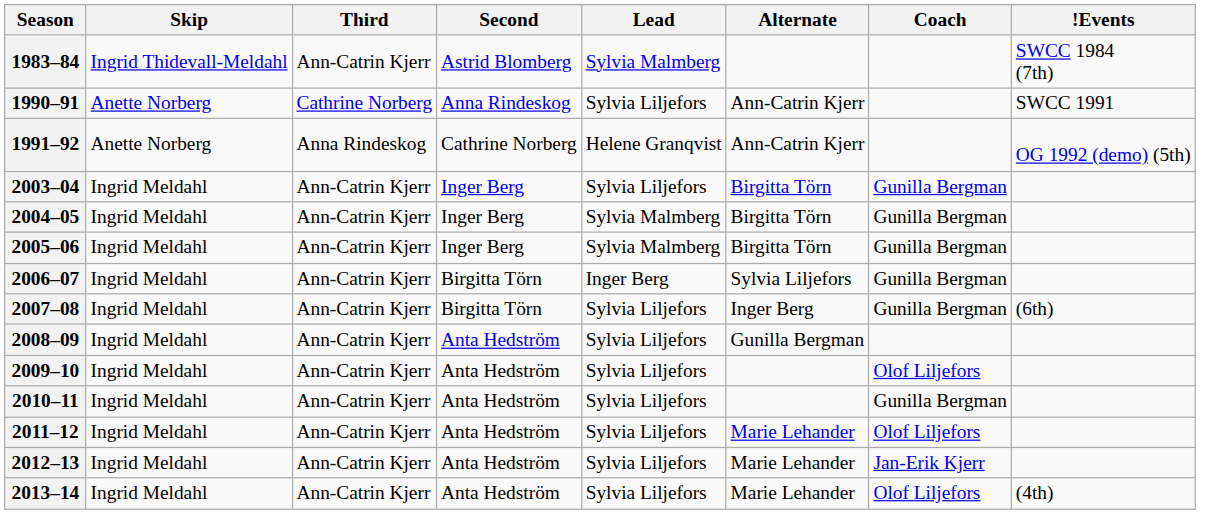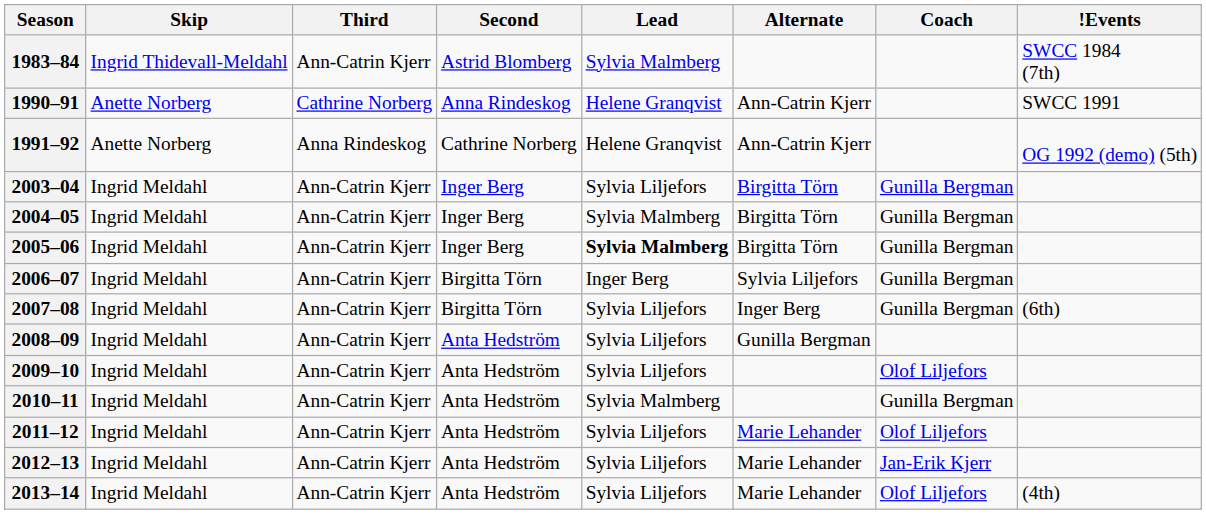(646, 103) Sylvia Liljefors -> (654, 103) Helene Granqvist
(653, 247) normal -> (657, 247) bold
(646, 401) Sylvia Liljefors -> (653, 401) Sylvia Malmberg
